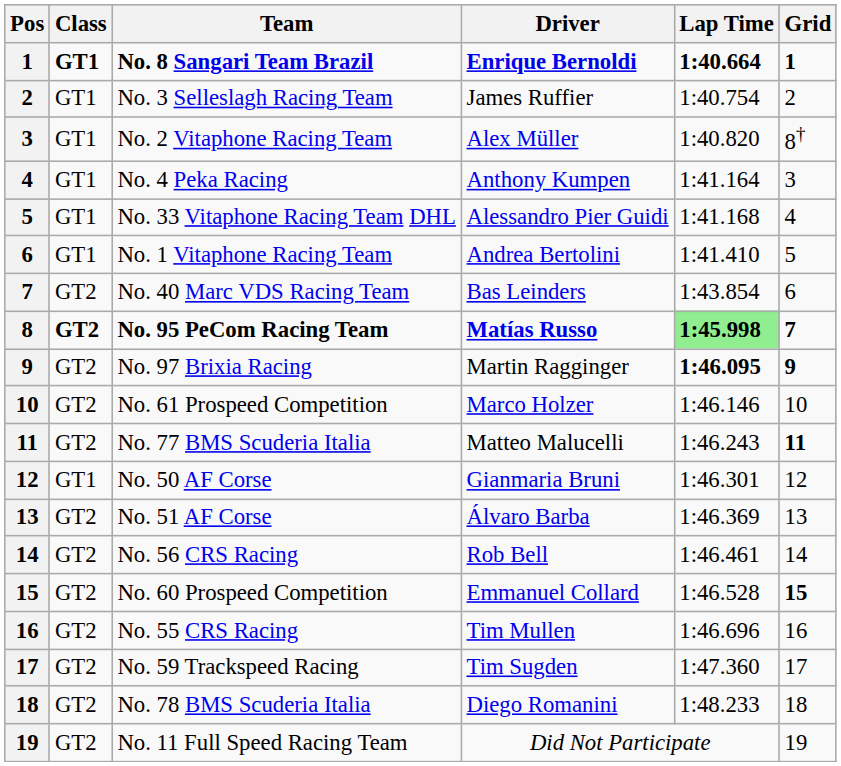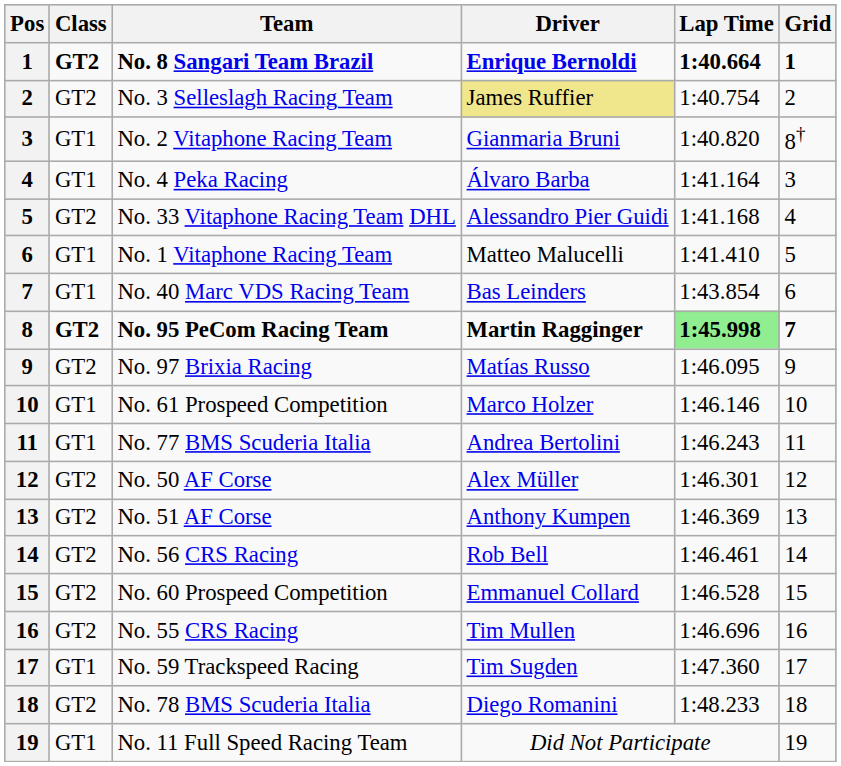(77, 61) GT1 -> (77, 61) GT2
(76, 98) GT1 -> (76, 98) GT2
(530, 98) no background -> (530, 98) khaki background
(522, 139) Alex Müller -> (543, 139) Gianmaria Bruni
(548, 179) Anthony Kumpen -> (528, 179) Álvaro Barba
(76, 217) GT1 -> (76, 217) GT2
(543, 254) Andrea Bertolini -> (545, 254) Matteo Malucelli
(76, 292) GT2 -> (76, 292) GT1
(532, 329) Matías Russo -> (555, 329) Martin Ragginger
(548, 367) Martin Ragginger -> (528, 367) Matías Russo
(720, 367) bold -> (719, 367) normal
(790, 367) bold -> (790, 367) normal
(76, 404) GT2 -> (76, 404) GT1
(76, 442) GT2 -> (76, 442) GT1
(545, 442) Matteo Malucelli -> (543, 442) Andrea Bertolini
(795, 442) bold -> (795, 442) normal
(76, 479) GT1 -> (76, 479) GT2
(543, 479) Gianmaria Bruni -> (522, 479) Alex Müller
(528, 517) Álvaro Barba -> (548, 517) Anthony Kumpen
(796, 592) bold -> (796, 592) normal
(76, 667) GT2 -> (76, 667) GT1
(76, 742) GT2 -> (76, 742) GT1
